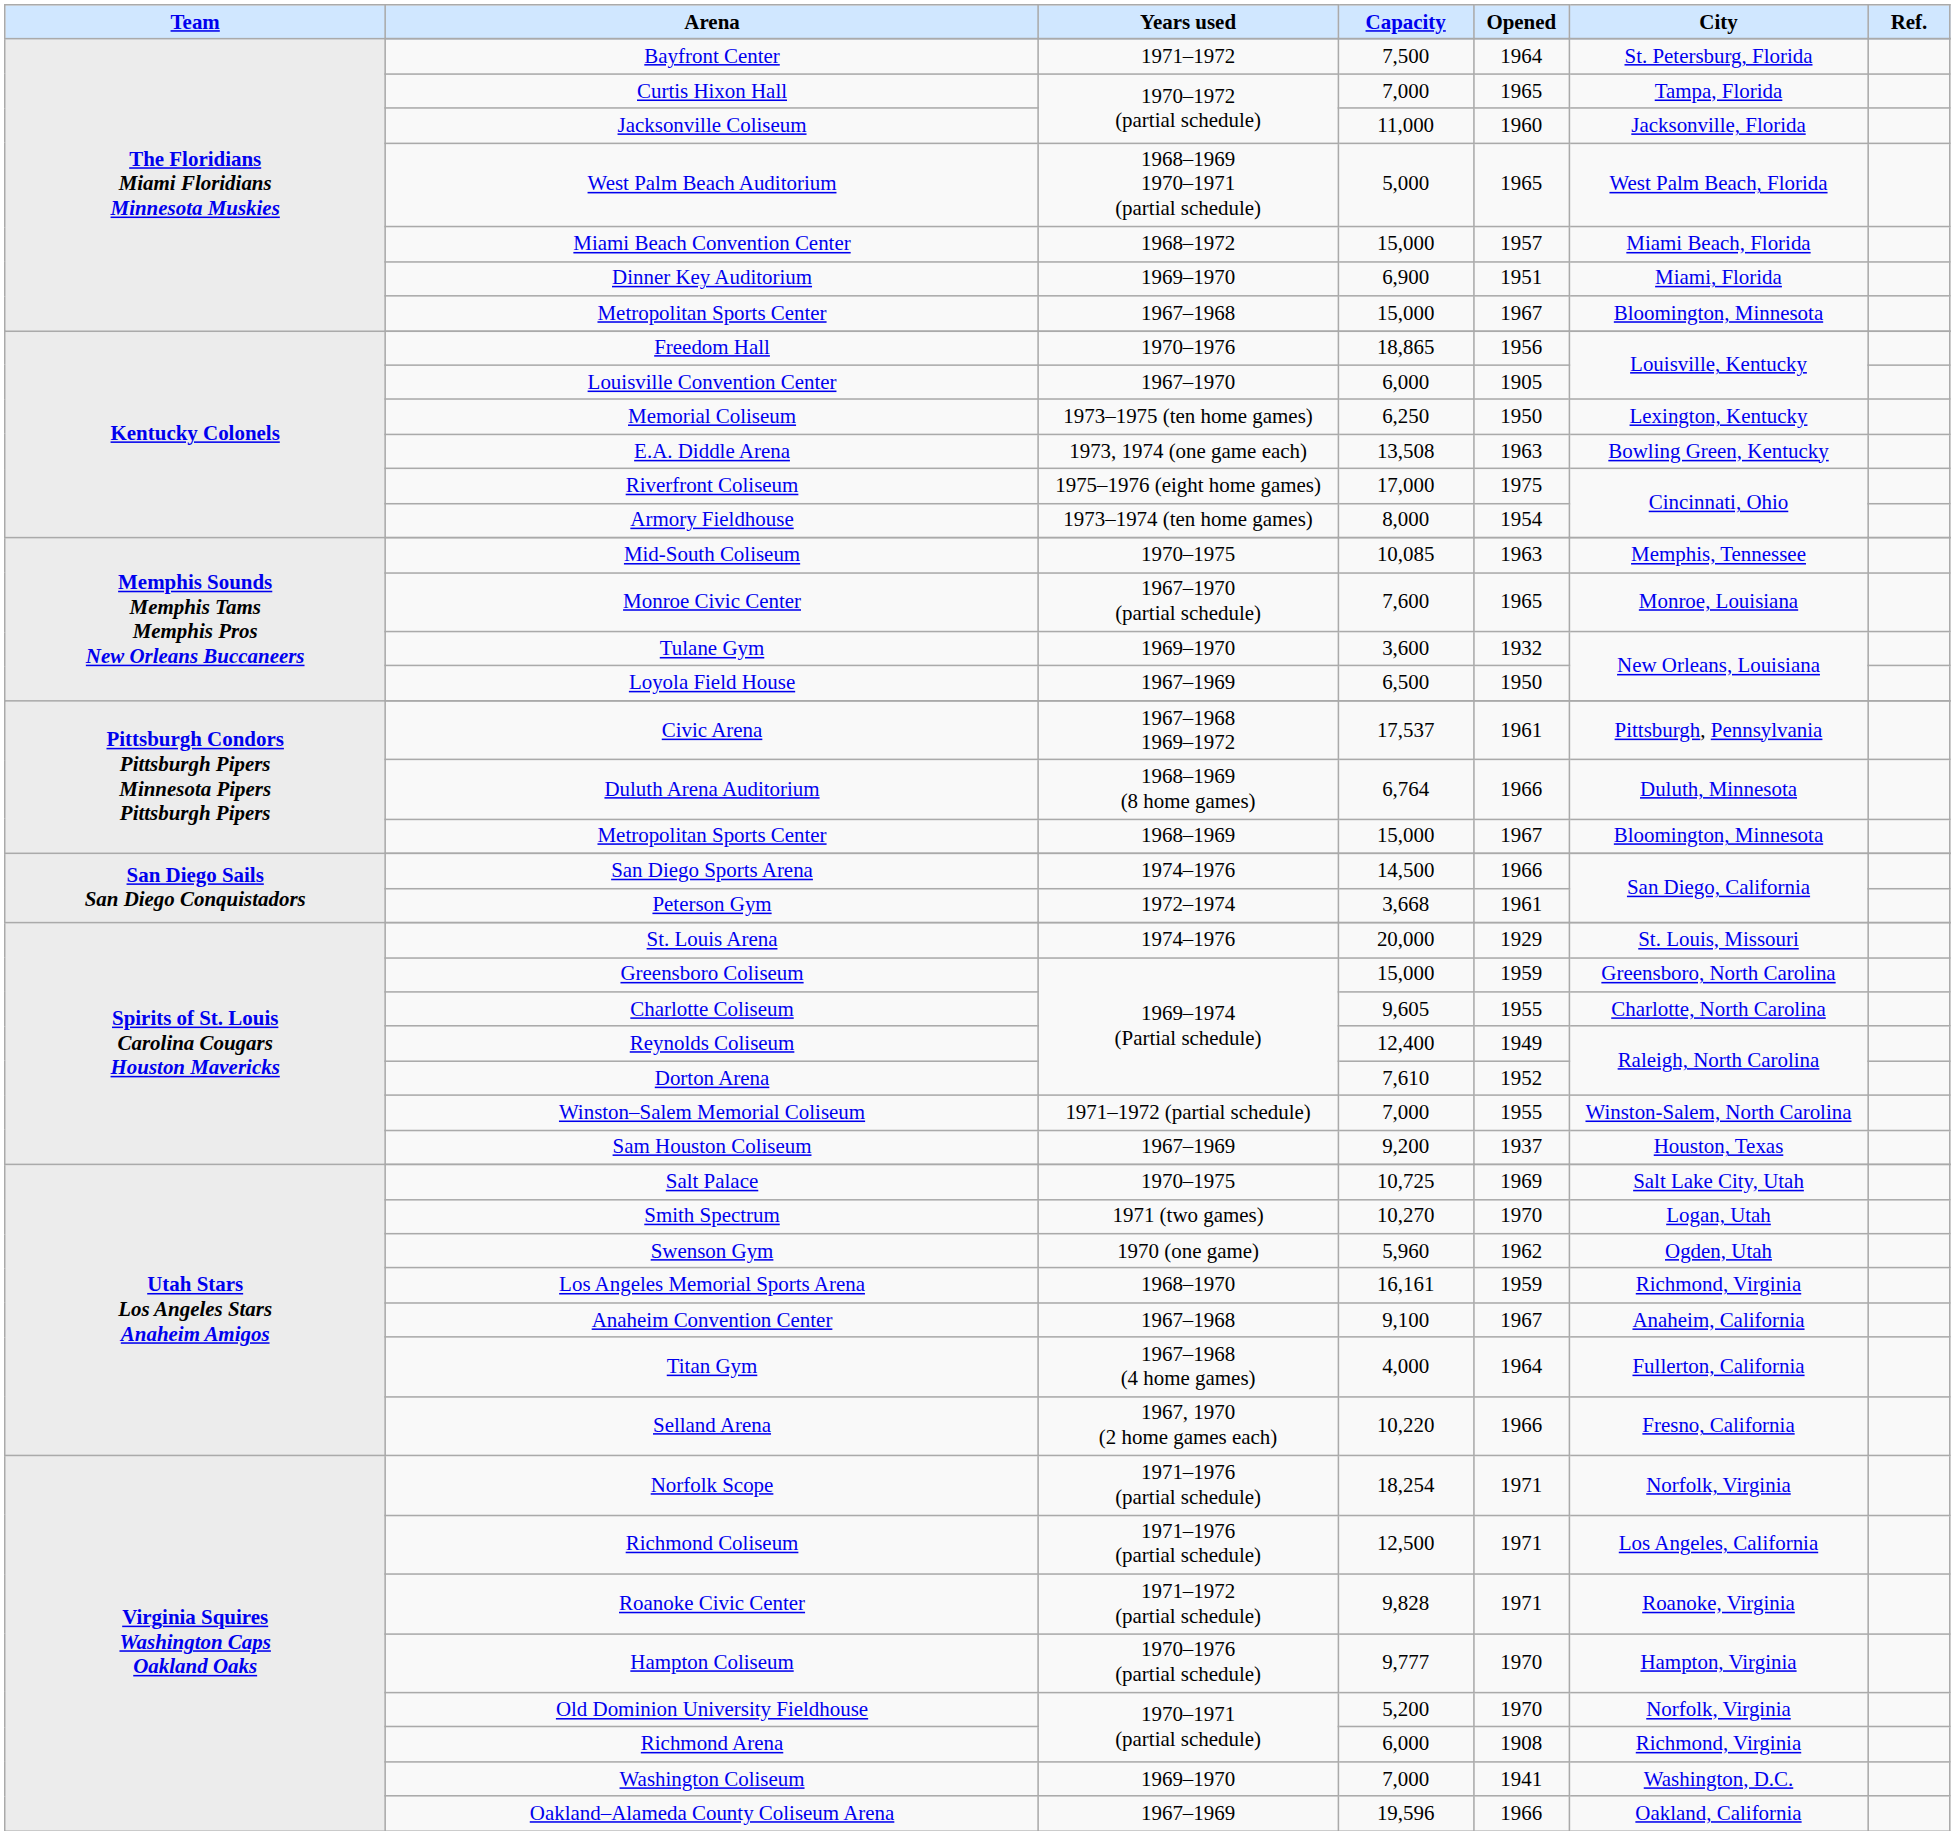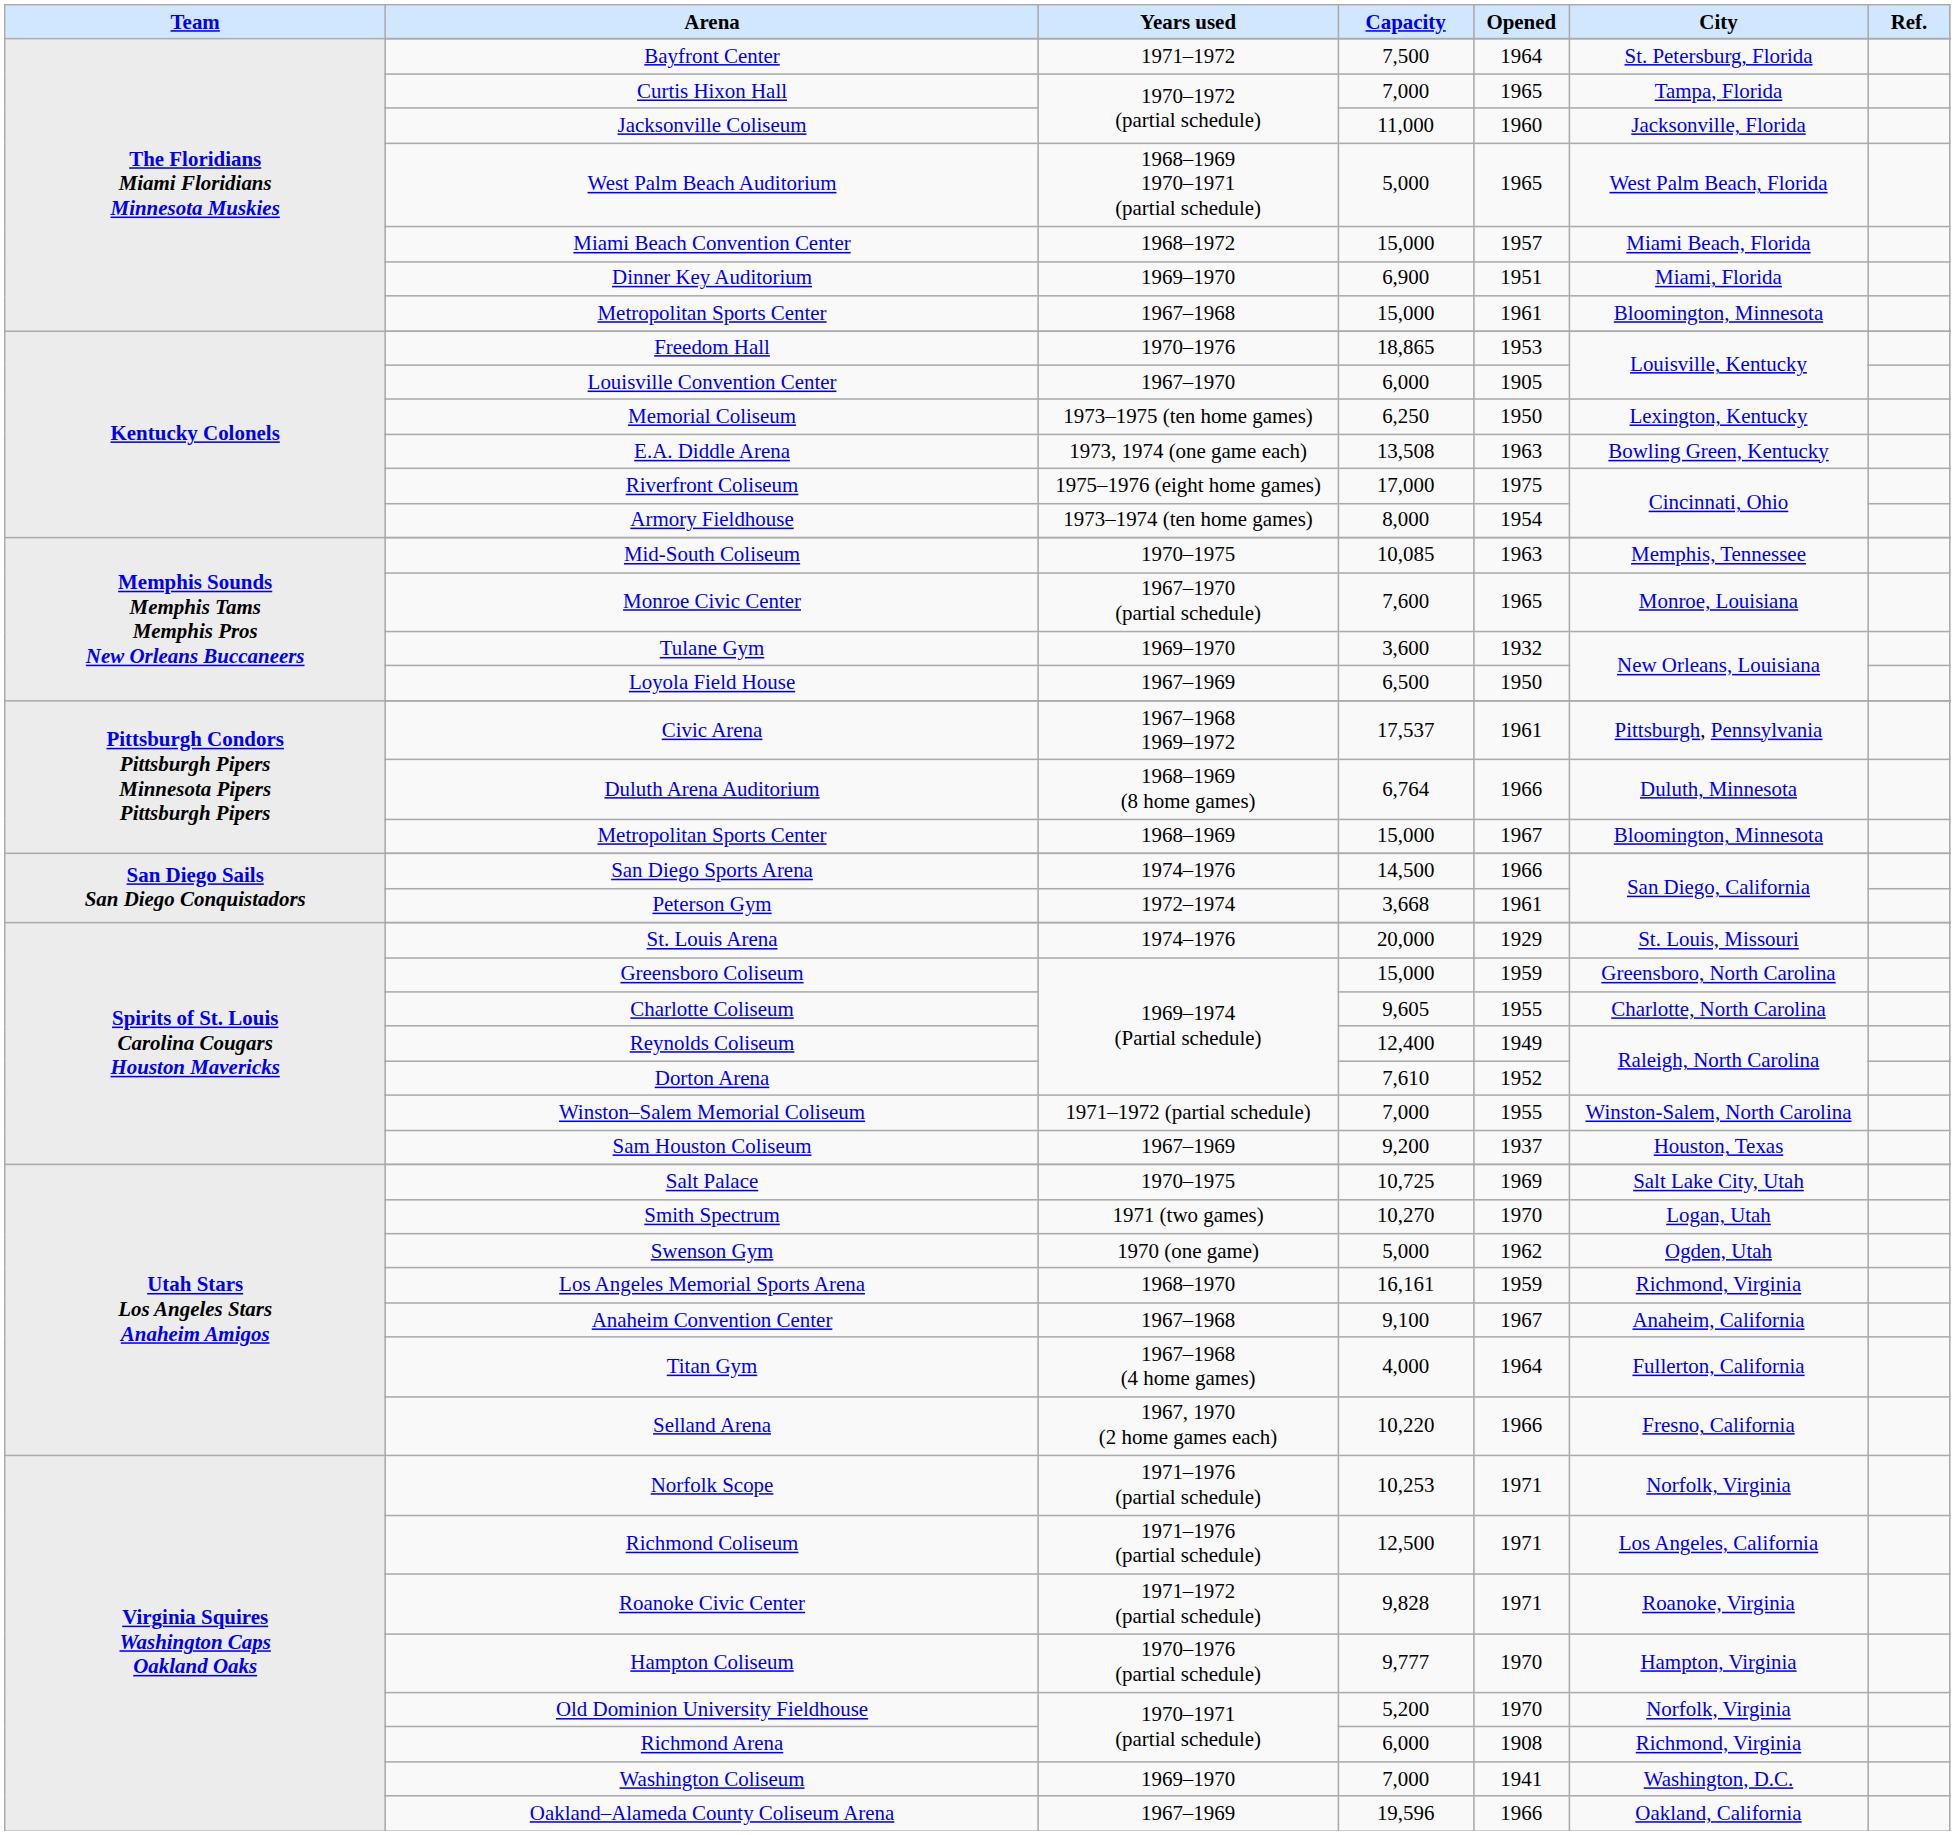(1521, 312) 1967 -> (1521, 312) 1961
(1521, 347) 1956 -> (1521, 347) 1953
(1406, 1250) 5,960 -> (1406, 1250) 5,000
(1406, 1484) 18,254 -> (1406, 1484) 10,253
